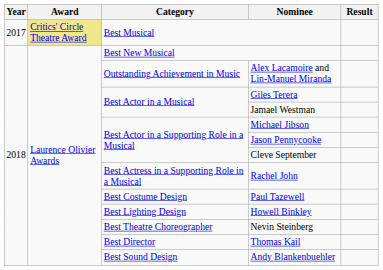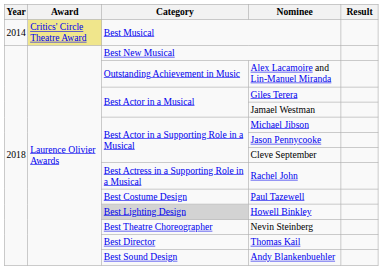(16, 32) 2017 -> (16, 32) 2014
(145, 211) no background -> (145, 211) lightgrey background
